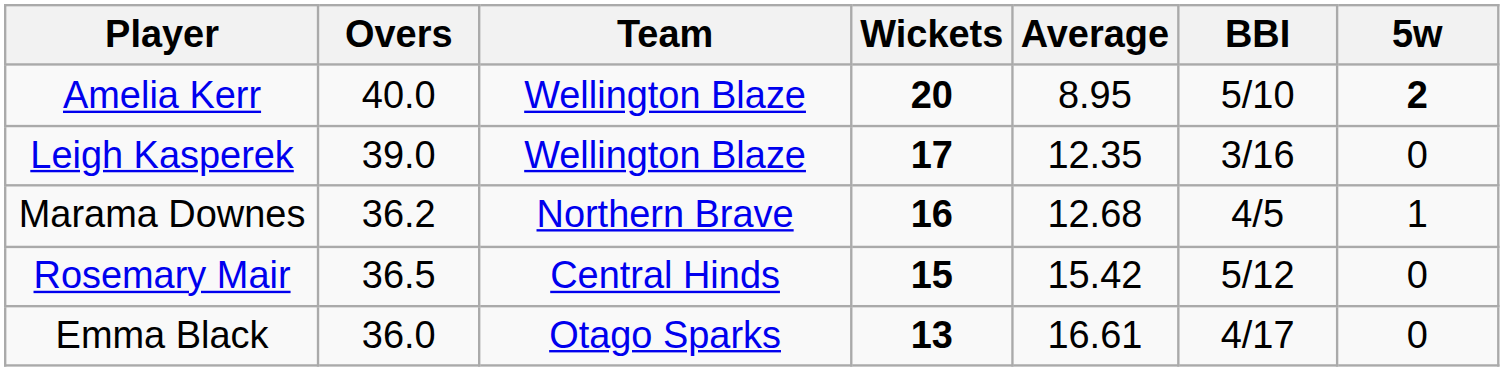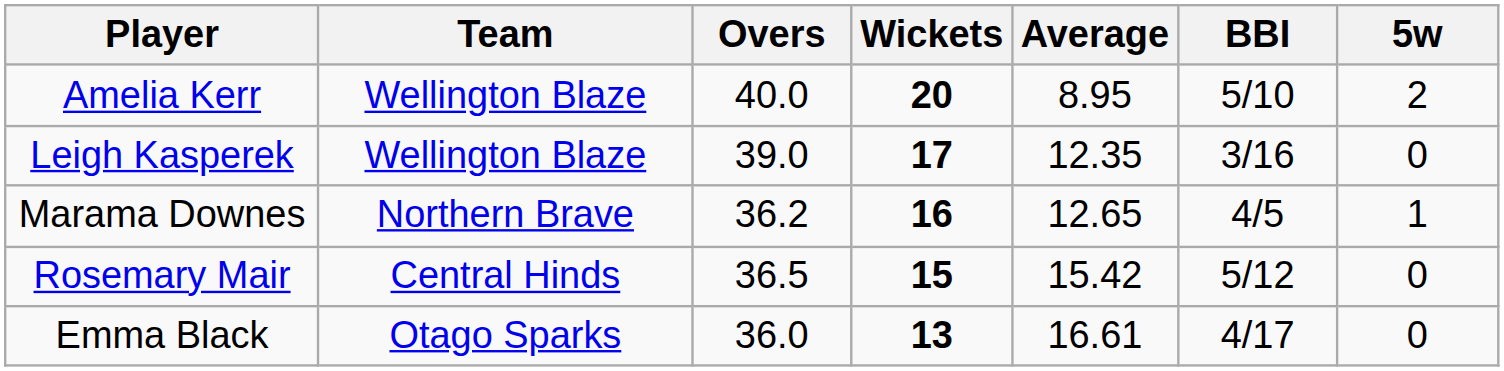columns swapped: (665, 34) <-> (399, 34)
(1417, 94) bold -> (1417, 94) normal
(1095, 214) 12.68 -> (1095, 214) 12.65
